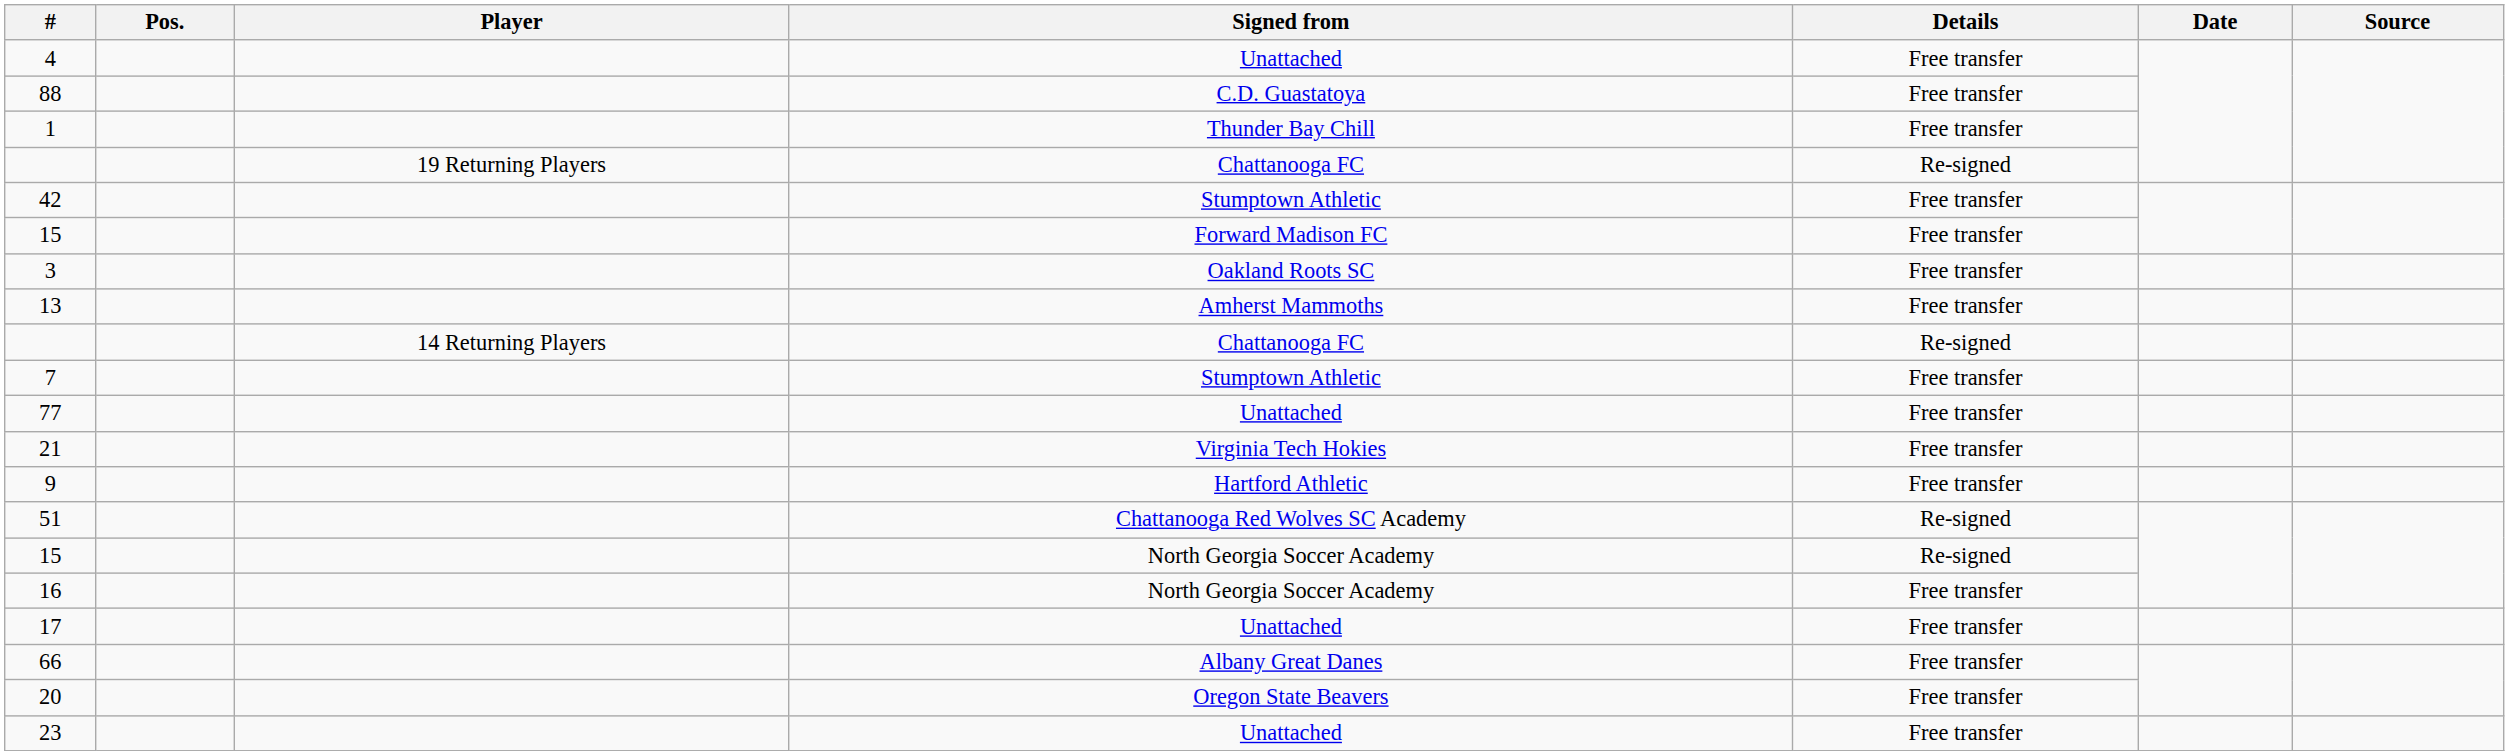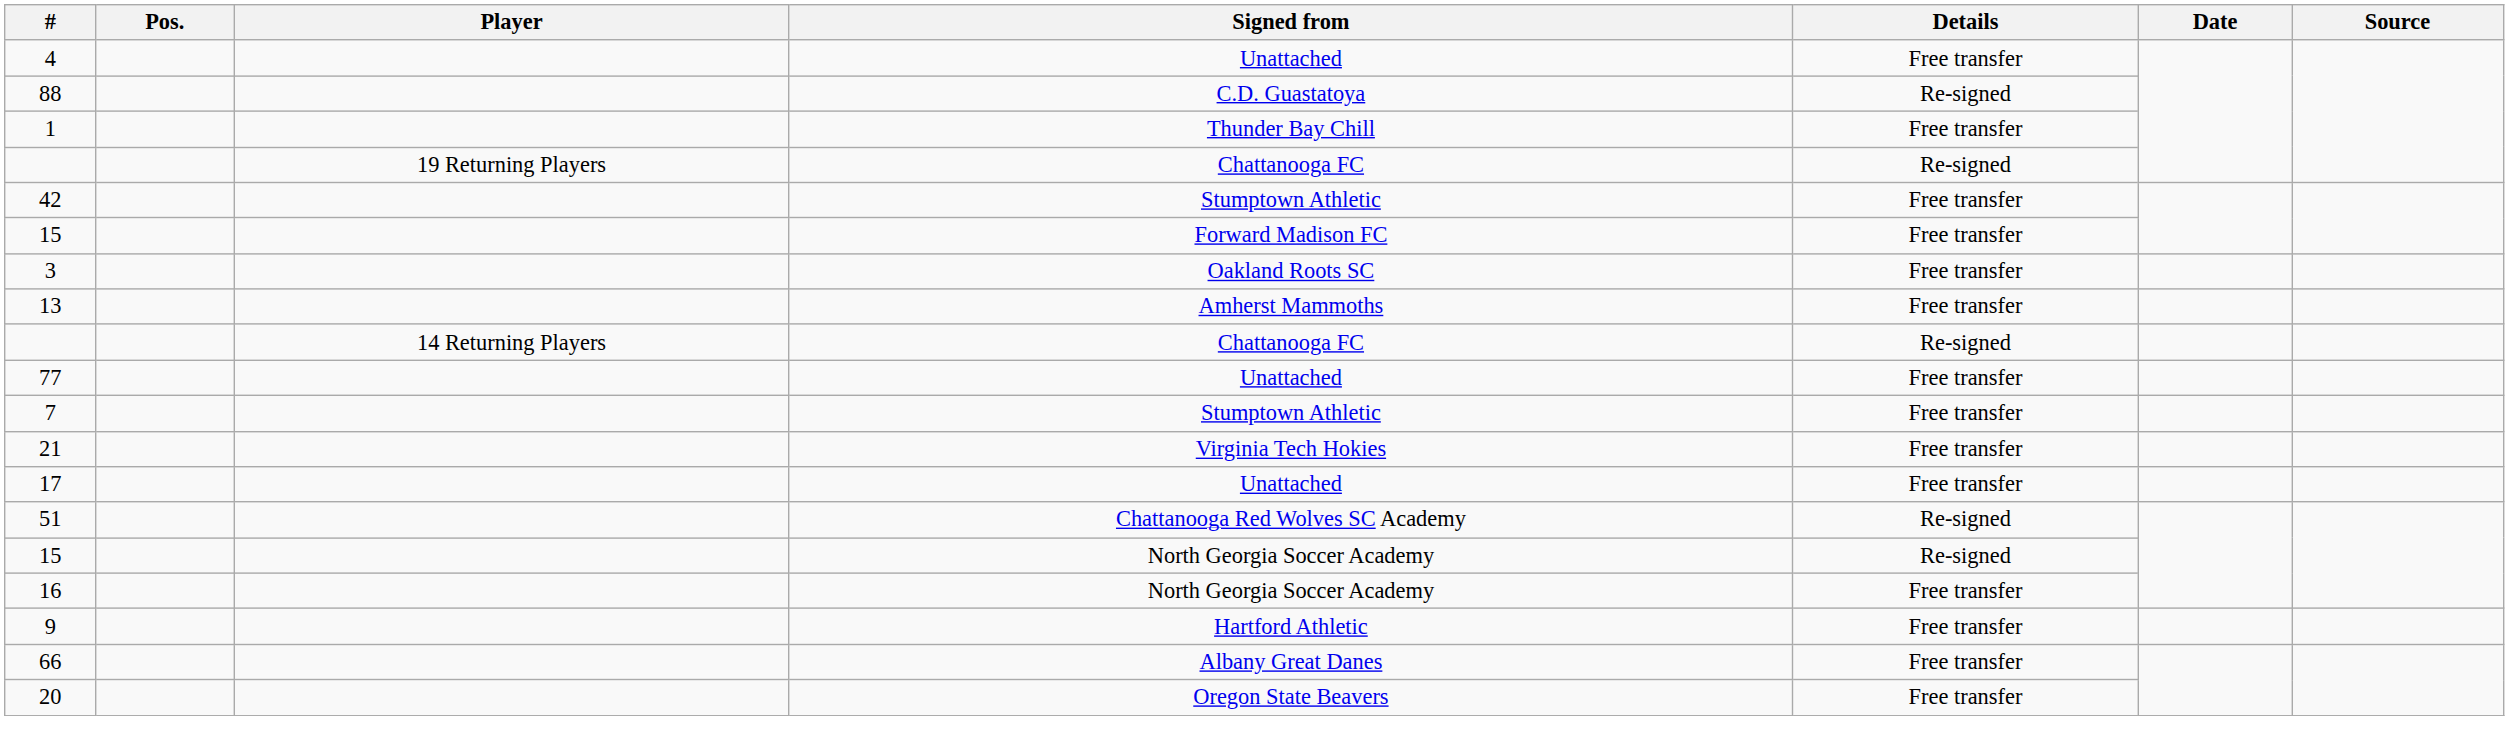(1965, 93) Free transfer -> (1965, 93) Re-signed
rows swapped: (50, 377) <-> (50, 413)
rows swapped: (50, 484) <-> (50, 626)
- row: (50, 732)
